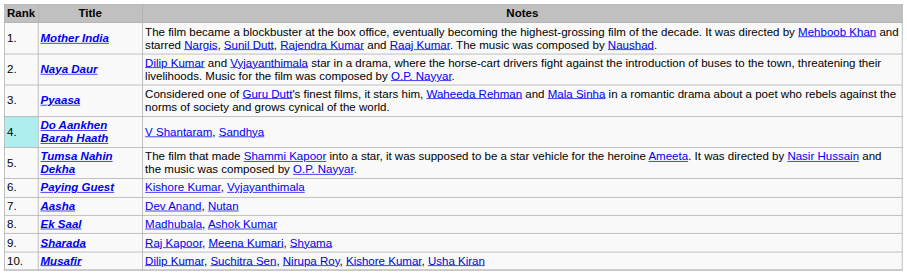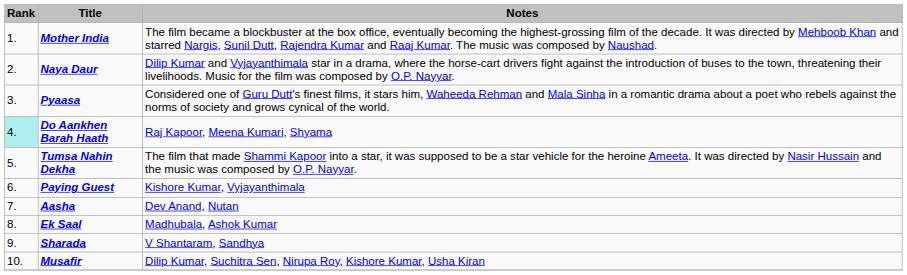(205, 132) V Shantaram, Sandhya -> (239, 132) Raj Kapoor, Meena Kumari, Shyama
(239, 242) Raj Kapoor, Meena Kumari, Shyama -> (205, 242) V Shantaram, Sandhya
